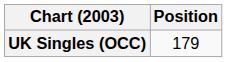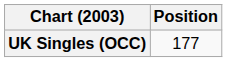(186, 43) 179 -> (186, 43) 177
